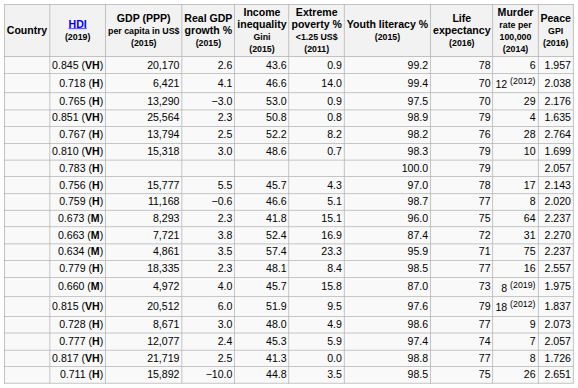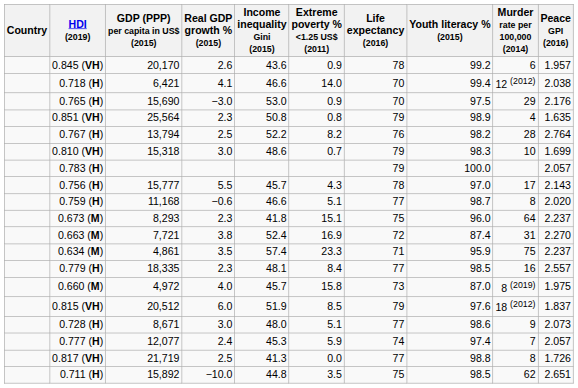columns swapped: (387, 30) <-> (462, 30)
(163, 101) 13,290 -> (163, 101) 15,690
(335, 306) 9.5 -> (335, 306) 8.5
(335, 325) 4.9 -> (335, 325) 5.1
(530, 375) 26 -> (530, 375) 62
